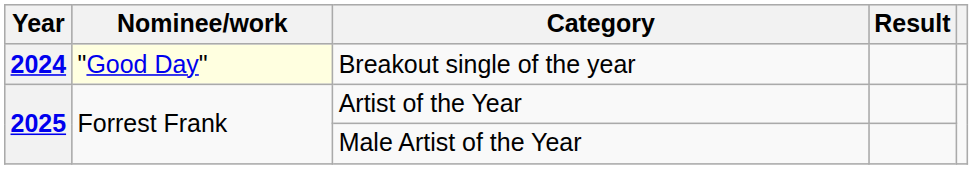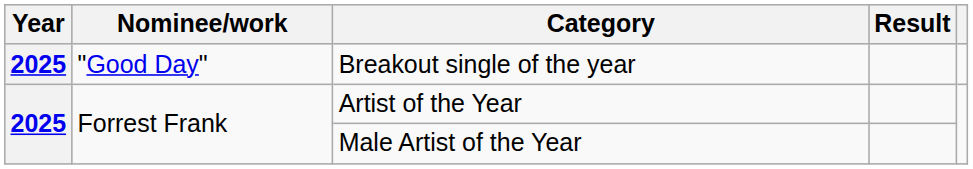(38, 63) 2024 -> (38, 63) 2025
(143, 63) lightyellow background -> (143, 63) no background
